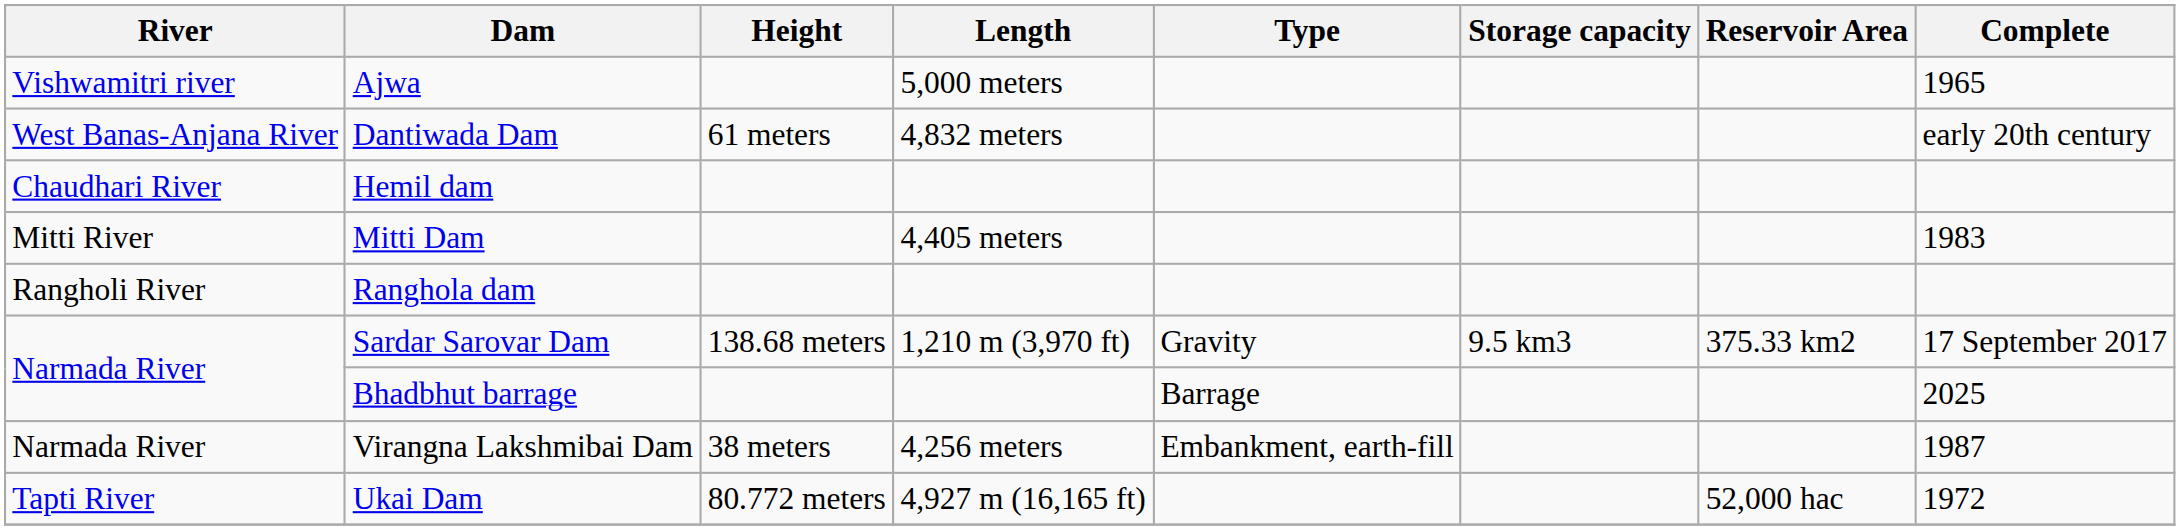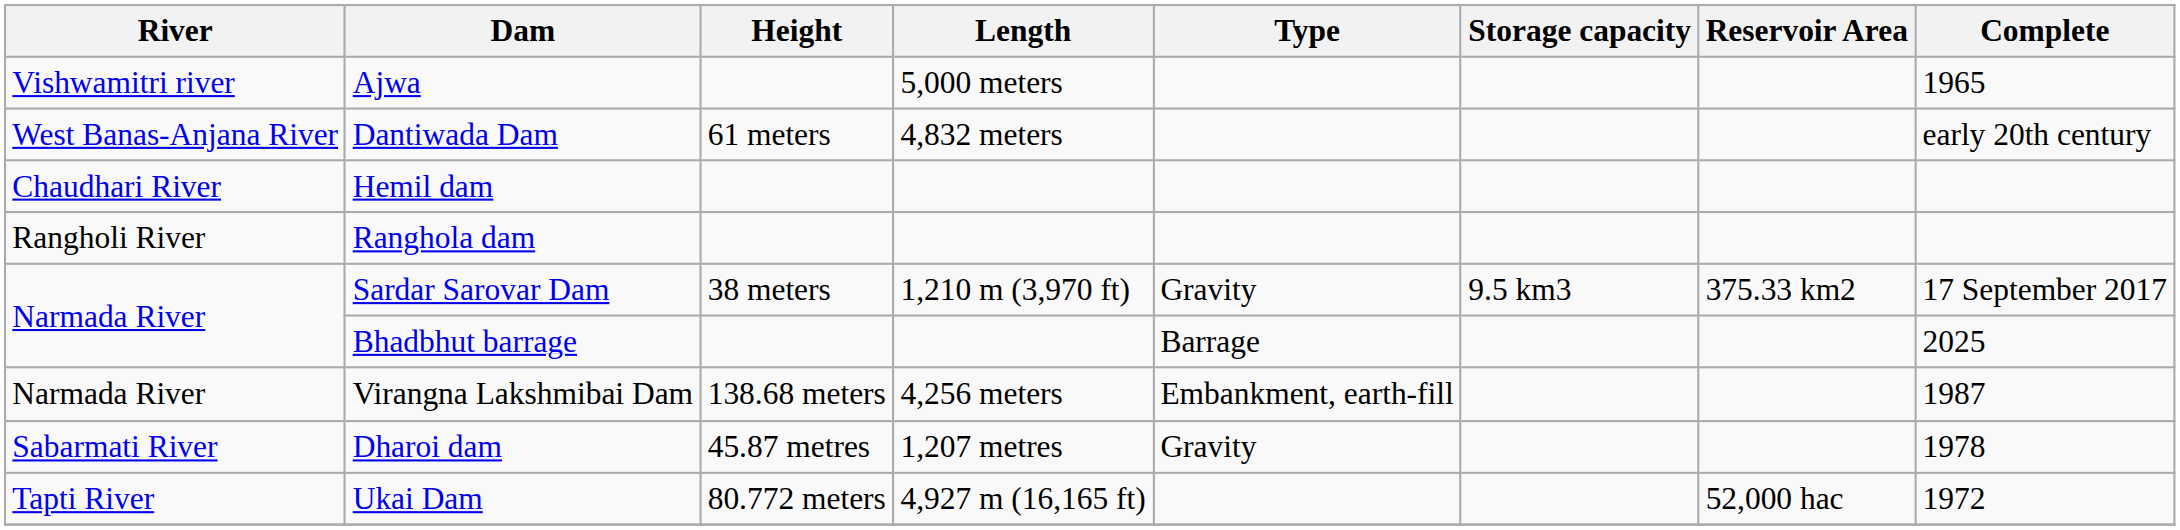- row: (419, 238)
(797, 341) 138.68 meters -> (769, 290) 38 meters
(769, 445) 38 meters -> (797, 393) 138.68 meters
+ row: (427, 445)
